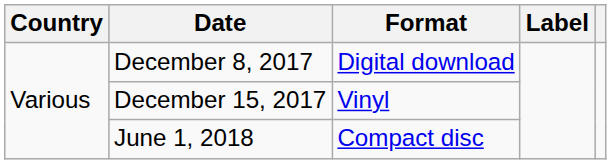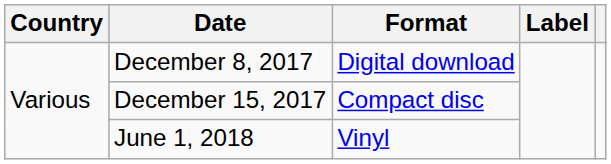(363, 100) Vinyl -> (411, 100) Compact disc
(411, 138) Compact disc -> (363, 138) Vinyl
